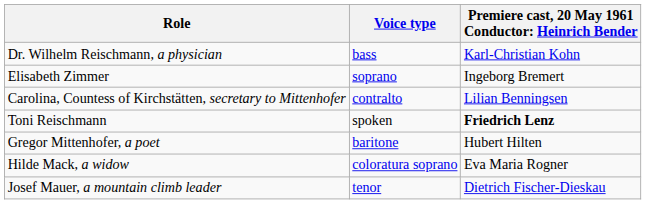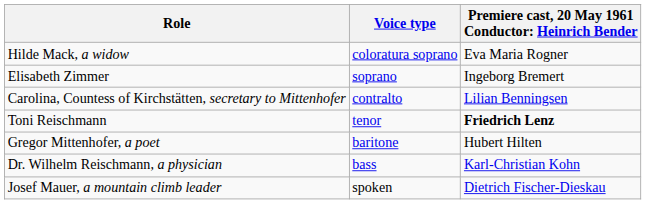rows swapped: (68, 165) <-> (115, 53)
(372, 120) spoken -> (367, 120) tenor
(367, 187) tenor -> (372, 187) spoken
